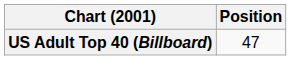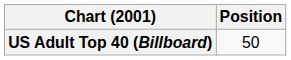(251, 42) 47 -> (251, 42) 50
